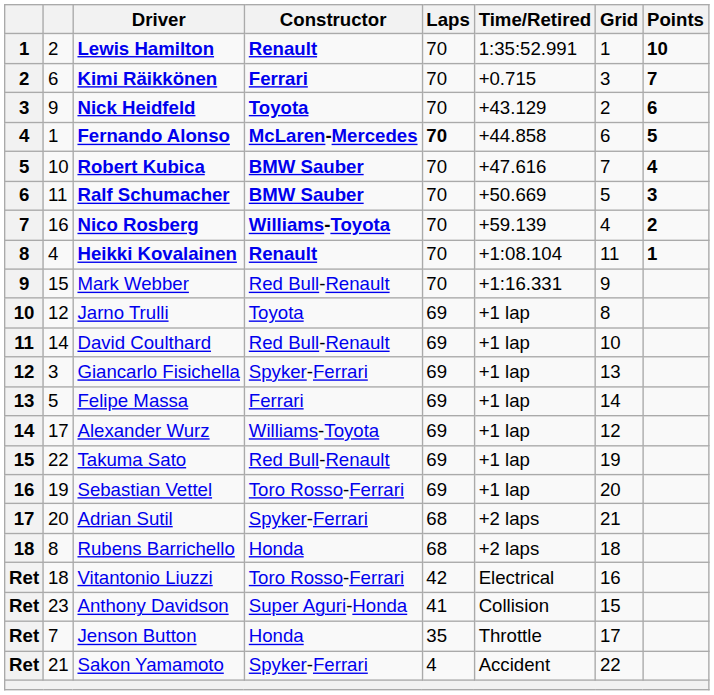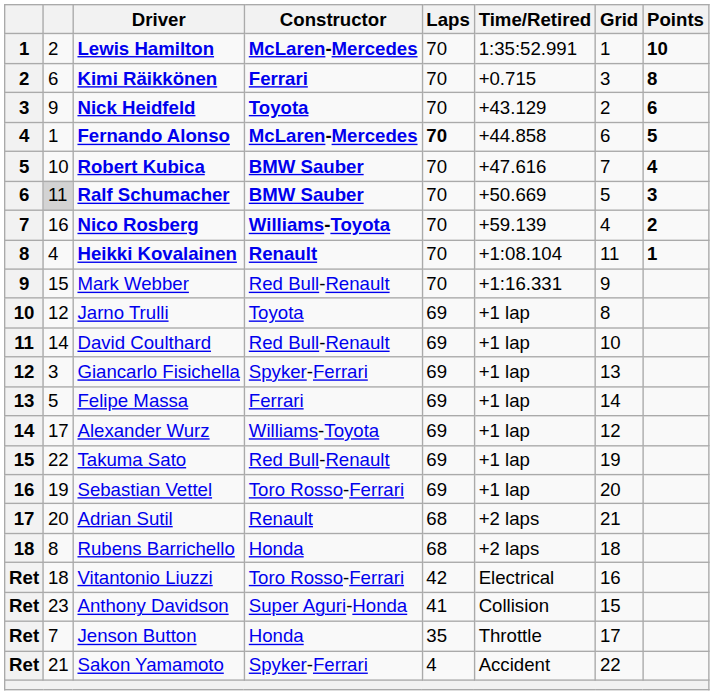(283, 48) Renault -> (333, 48) McLaren-Mercedes
(652, 78) 7 -> (652, 78) 8
(58, 195) no background -> (58, 195) lightgrey background
(308, 518) Spyker-Ferrari -> (281, 518) Renault
